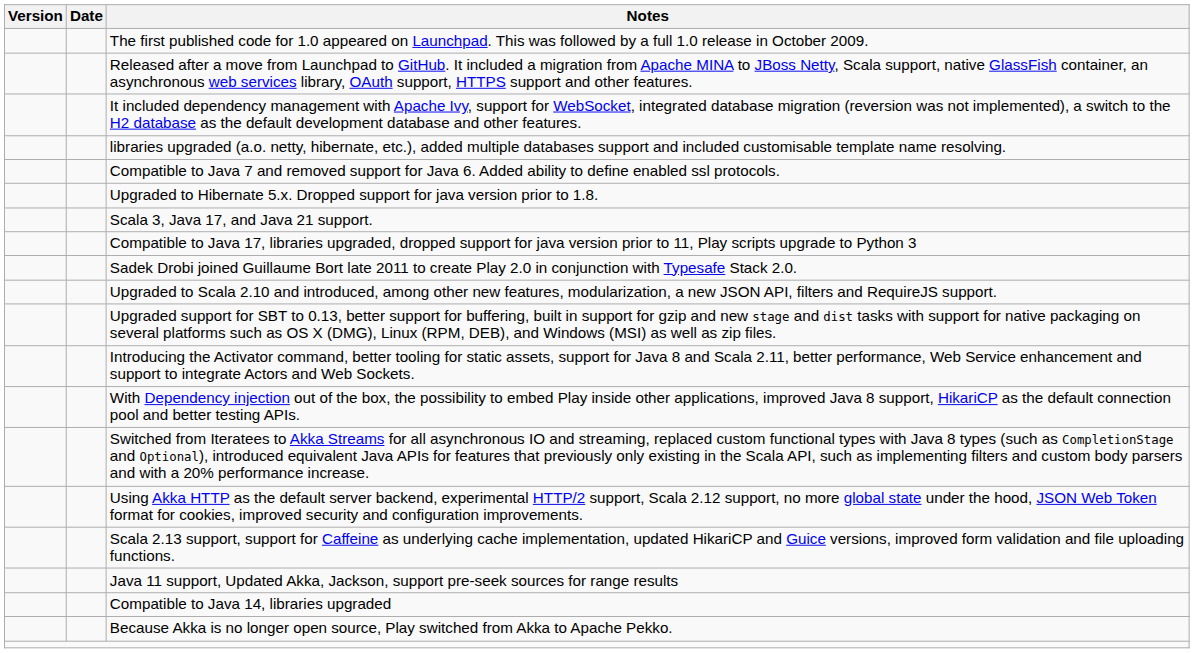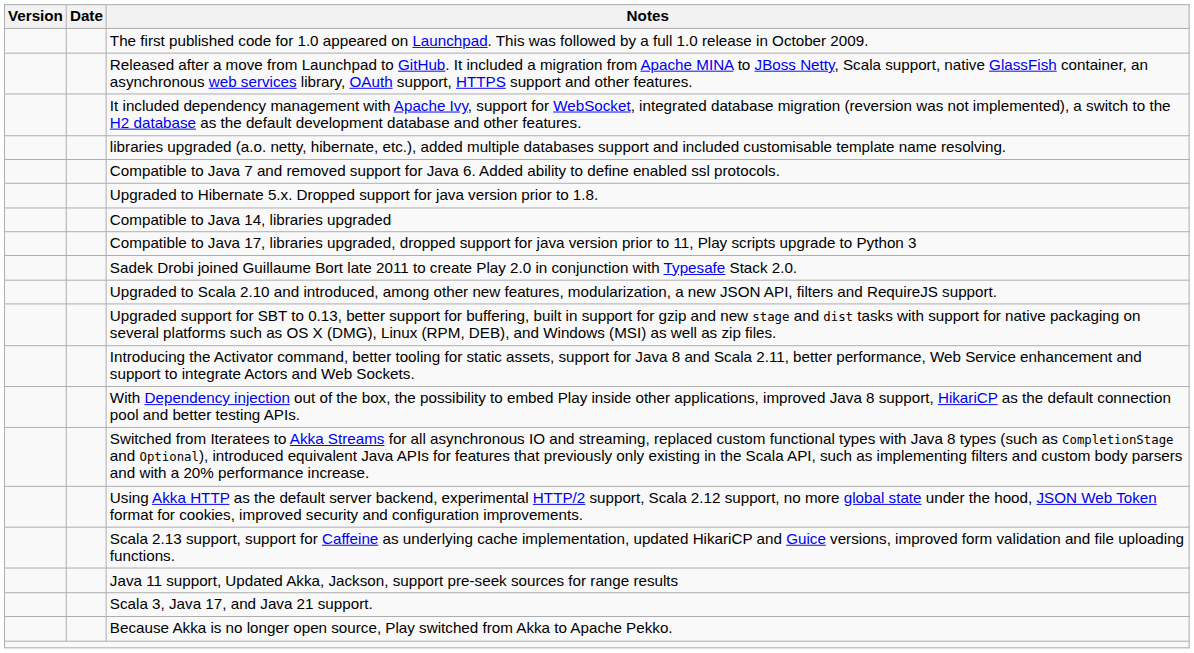rows swapped: (251, 604) <-> (241, 219)
